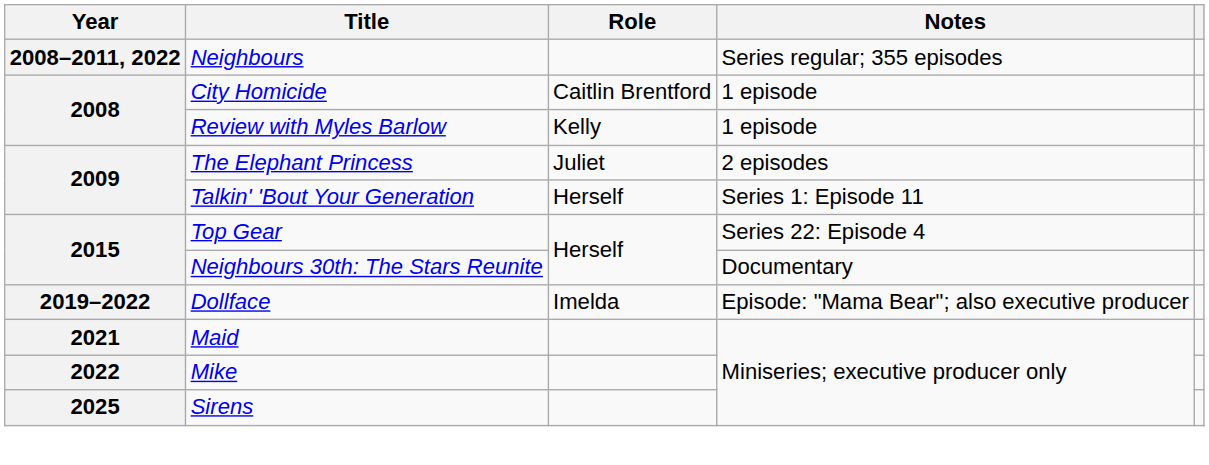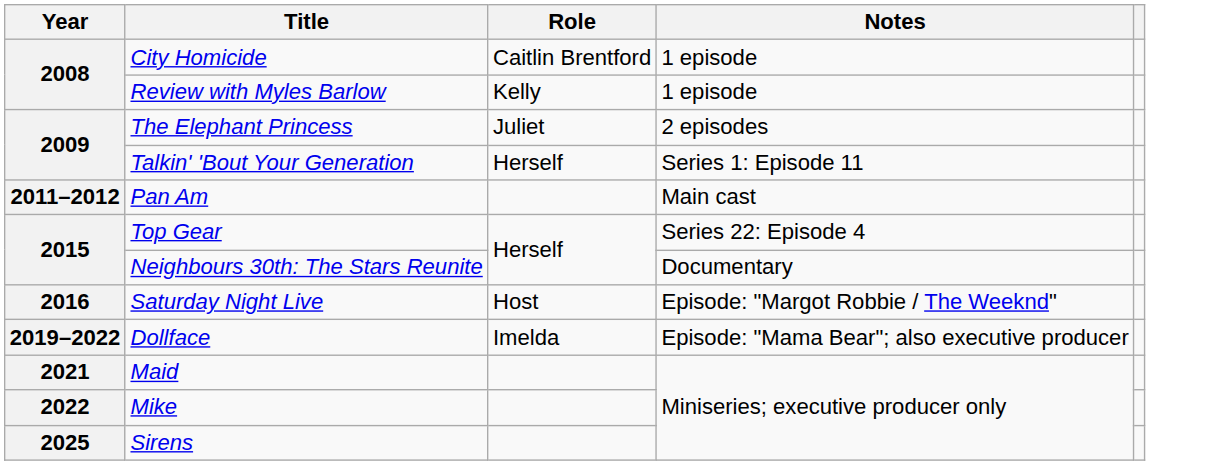- row: (247, 57)
+ row: (169, 197)
+ row: (227, 302)
